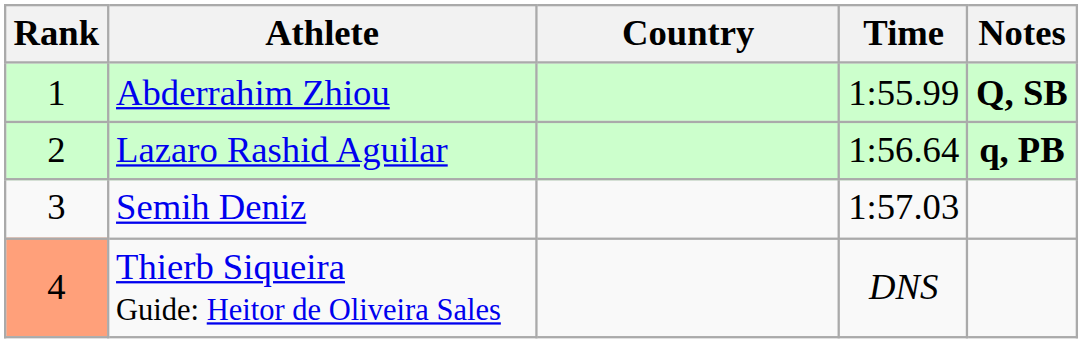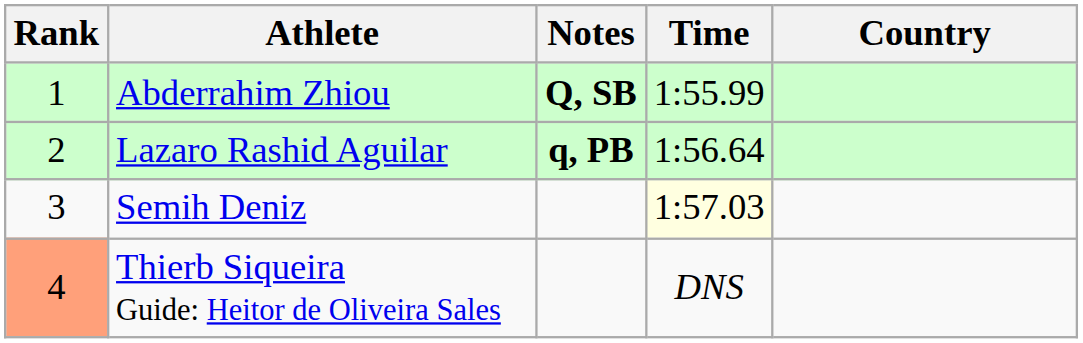columns swapped: (688, 33) <-> (1022, 33)
(904, 207) no background -> (709, 207) lightyellow background
